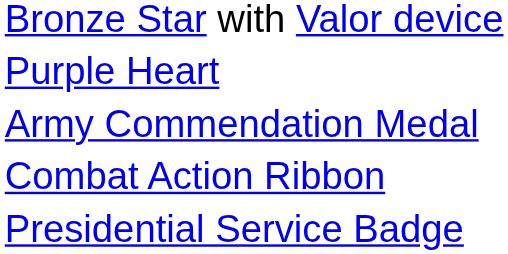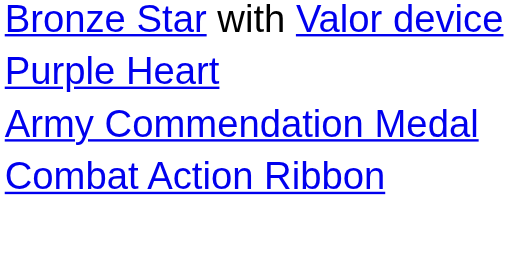- row: (234, 229)
